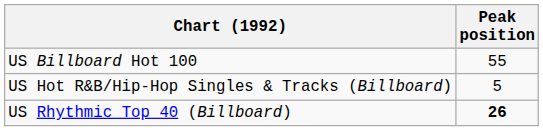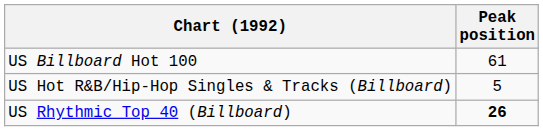(497, 61) 55 -> (497, 61) 61
